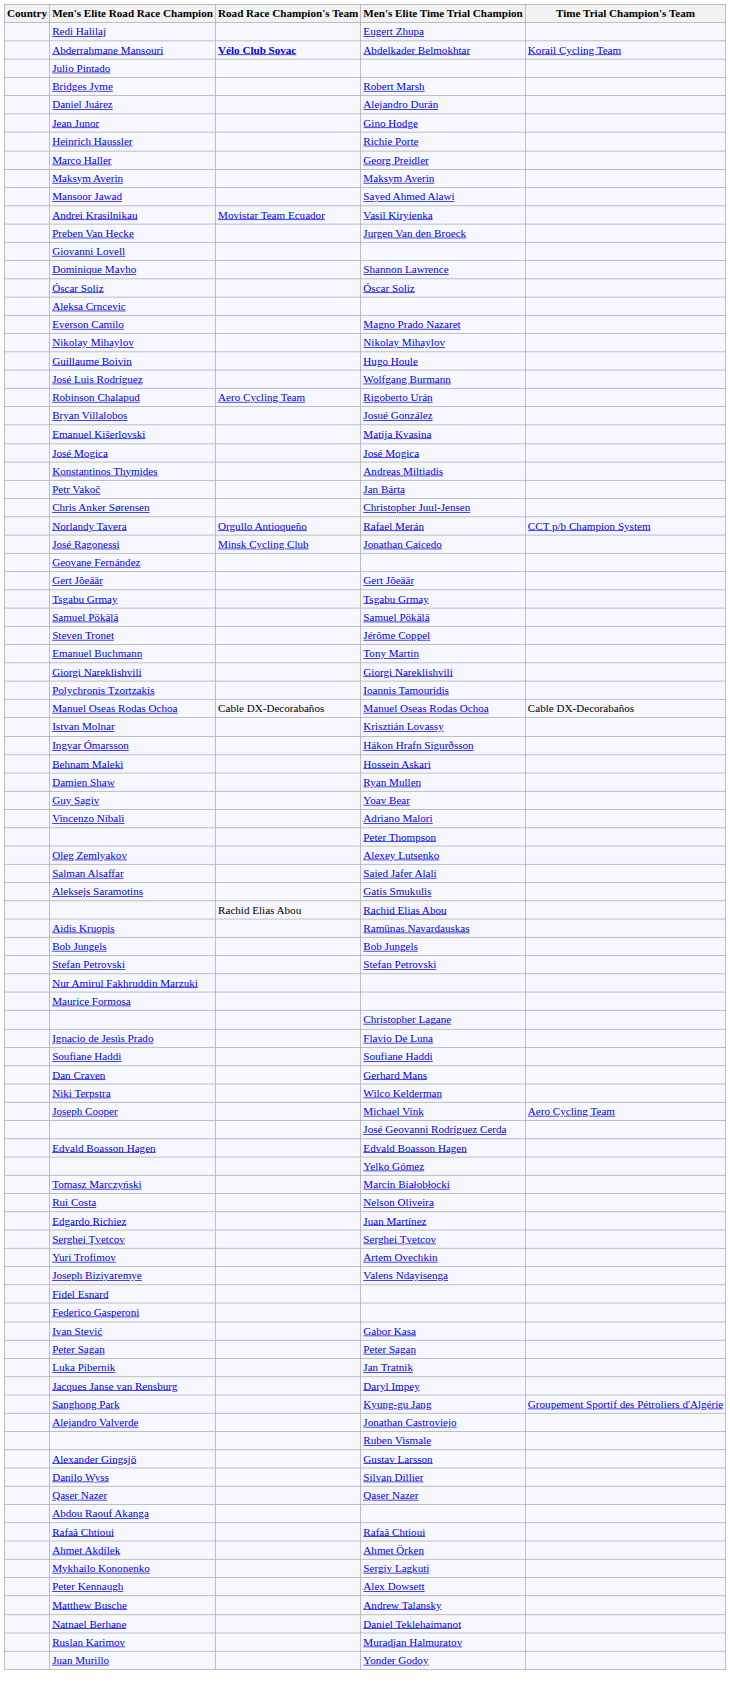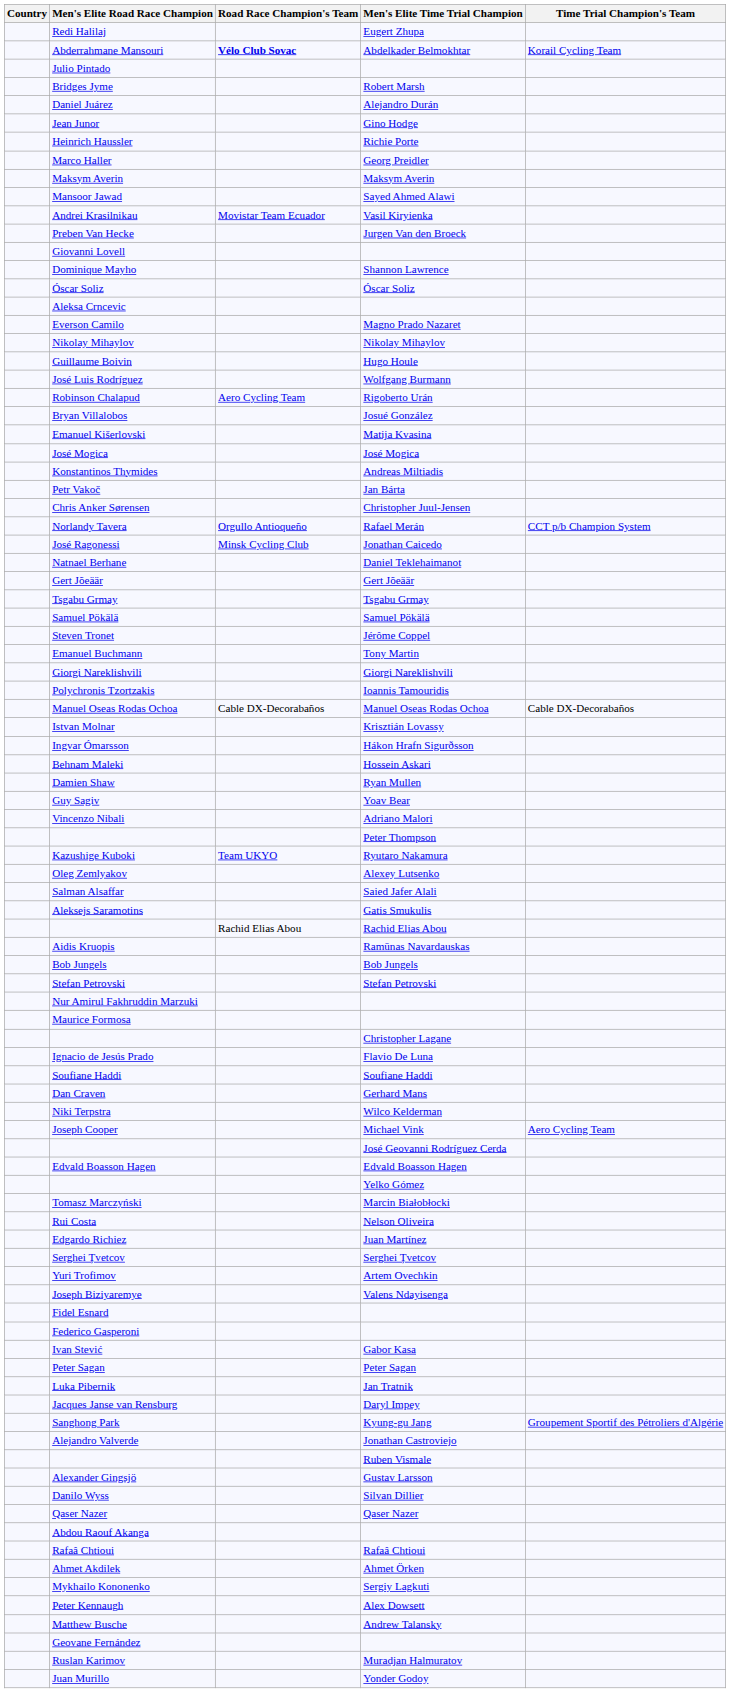rows swapped: (89, 1623) <-> (96, 562)
+ row: (94, 855)
